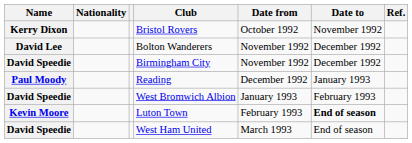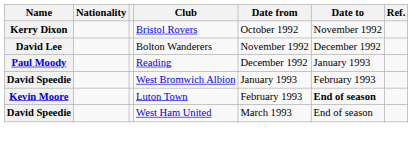- row: (173, 63)
